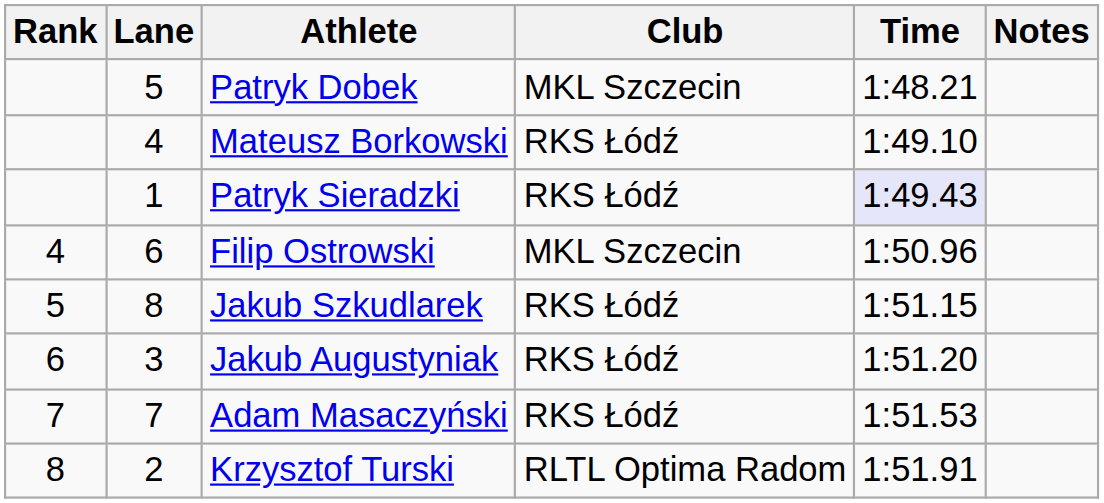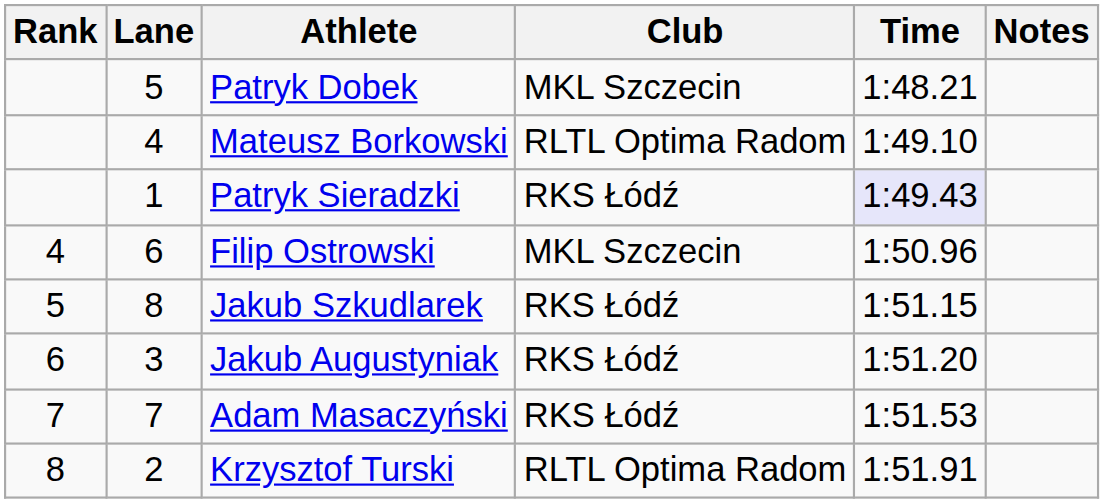(602, 141) RKS Łódź -> (685, 141) RLTL Optima Radom
